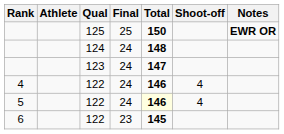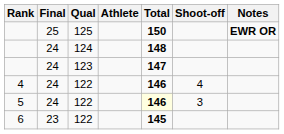columns swapped: (58, 13) <-> (126, 13)
(200, 102) 4 -> (200, 102) 3
